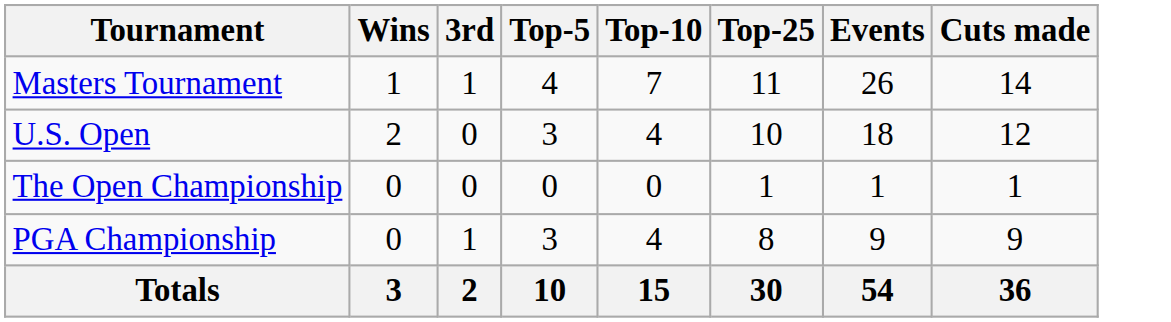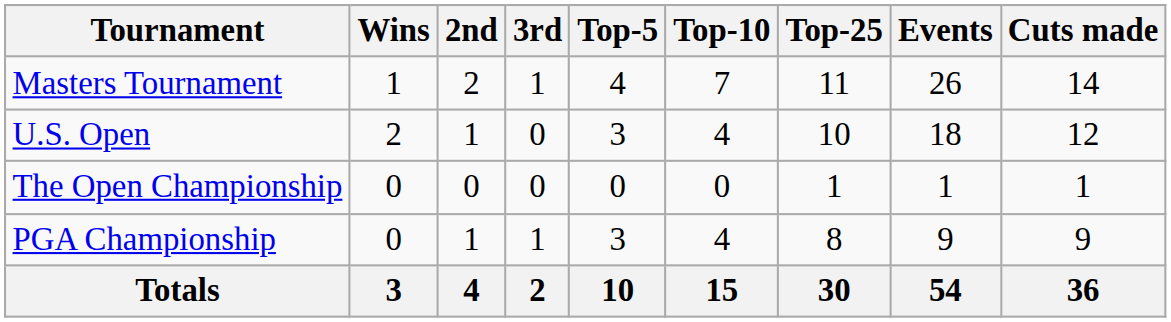+ column: (471, 30)
